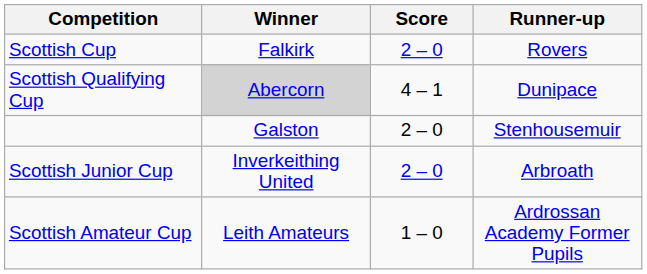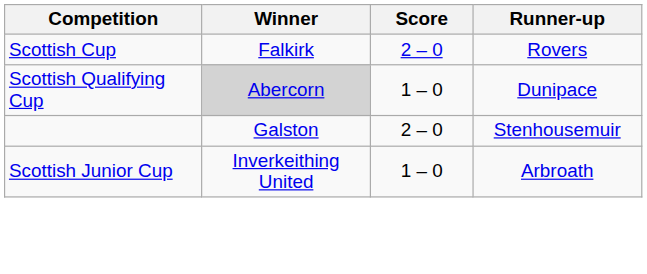(422, 89) 4 – 1 -> (422, 89) 1 – 0
(422, 171) 2 – 0 -> (422, 171) 1 – 0
- row: (100, 232)
